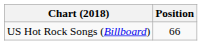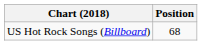(175, 31) 66 -> (175, 31) 68
